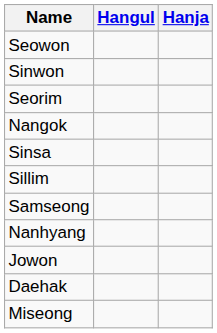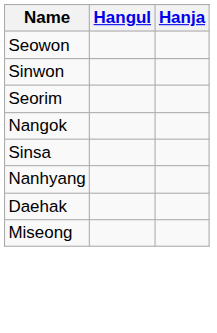- row: (29, 179)
- row: (49, 206)
- row: (33, 260)
